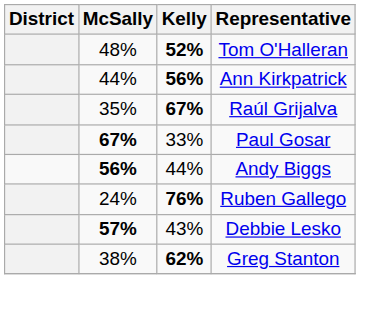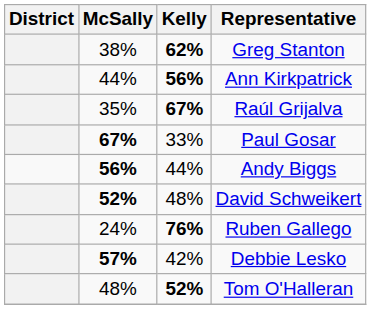rows swapped: (283, 49) <-> (283, 259)
+ row: (288, 199)
(184, 229) 43% -> (184, 259) 42%
